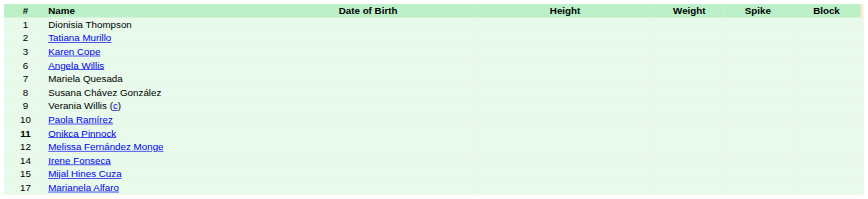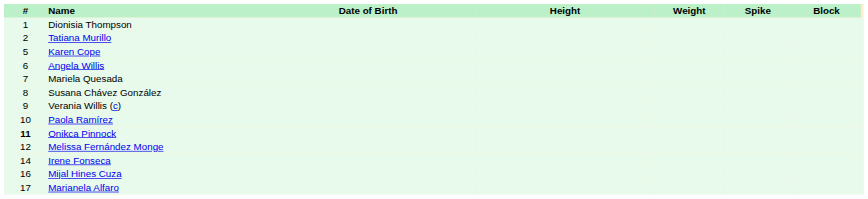(25, 52) 3 -> (25, 52) 5
(25, 174) 15 -> (25, 174) 16
